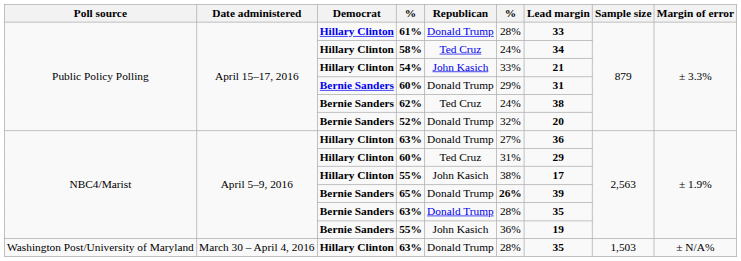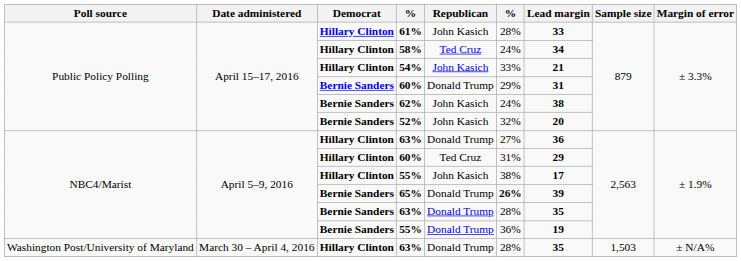(460, 31) Donald Trump -> (460, 31) John Kasich
(460, 103) Ted Cruz -> (460, 103) John Kasich
(460, 121) Donald Trump -> (460, 121) John Kasich
(460, 229) John Kasich -> (460, 229) Donald Trump
